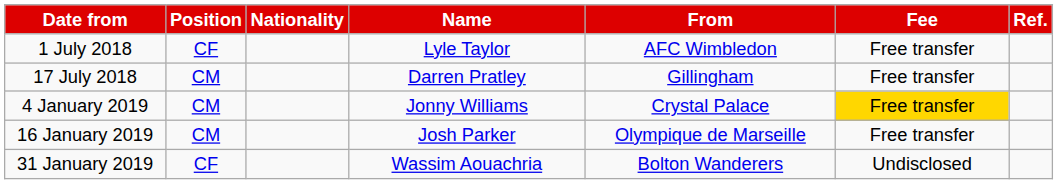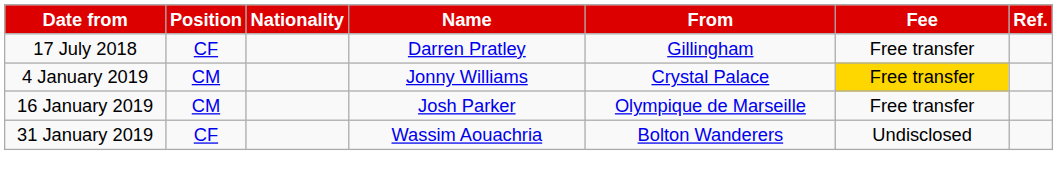- row: (85, 48)
(206, 77) CM -> (206, 48) CF
